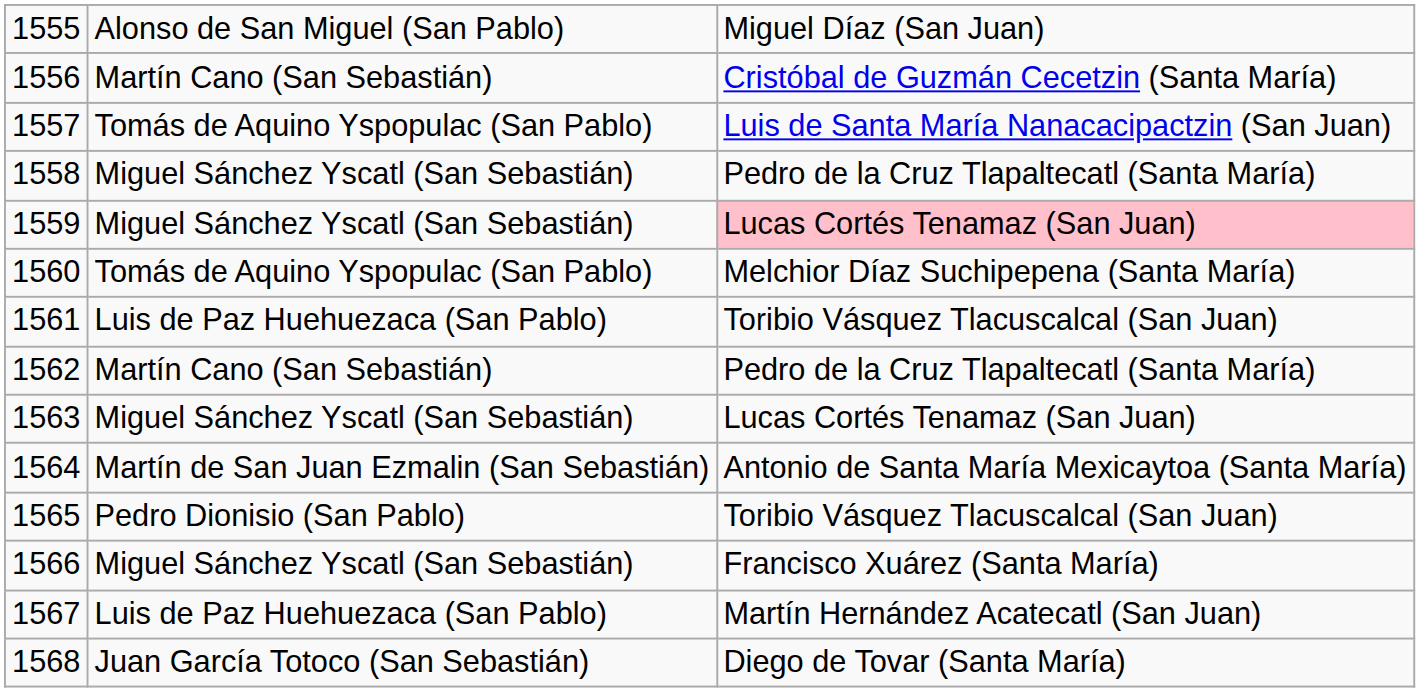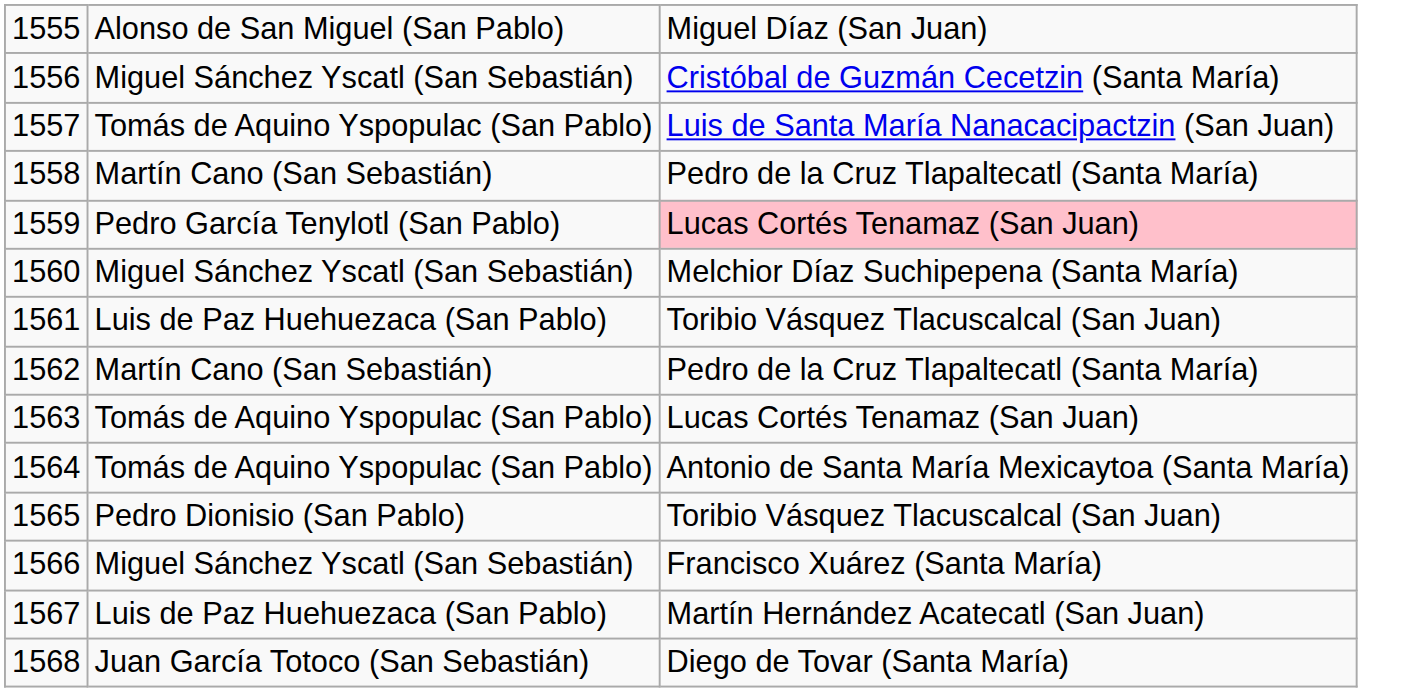(293, 77) Martín Cano (San Sebastián) -> (364, 77) Miguel Sánchez Yscatl (San Sebastián)
(364, 175) Miguel Sánchez Yscatl (San Sebastián) -> (293, 175) Martín Cano (San Sebastián)
(364, 223) Miguel Sánchez Yscatl (San Sebastián) -> (327, 223) Pedro García Tenylotl (San Pablo)
(373, 272) Tomás de Aquino Yspopulac (San Pablo) -> (364, 272) Miguel Sánchez Yscatl (San Sebastián)
(364, 418) Miguel Sánchez Yscatl (San Sebastián) -> (373, 418) Tomás de Aquino Yspopulac (San Pablo)
(402, 467) Martín de San Juan Ezmalin (San Sebastián) -> (373, 467) Tomás de Aquino Yspopulac (San Pablo)
